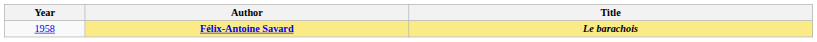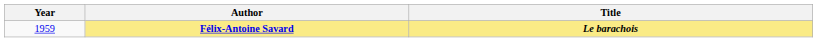(45, 28) 1958 -> (45, 28) 1959
